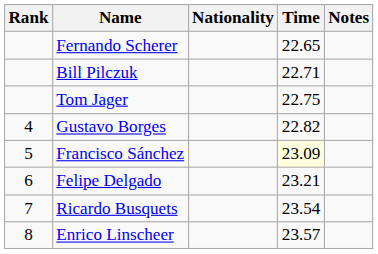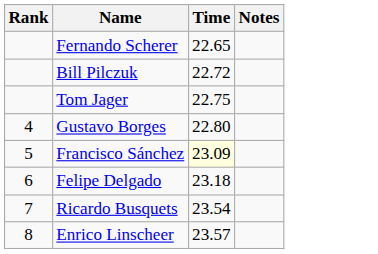- column: (233, 18)
(301, 72) 22.71 -> (211, 72) 22.72
(301, 126) 22.82 -> (211, 126) 22.80
(301, 180) 23.21 -> (211, 180) 23.18
